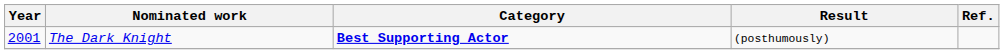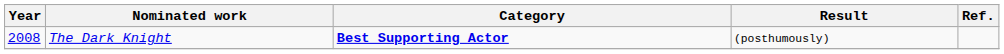(24, 38) 2001 -> (24, 38) 2008
